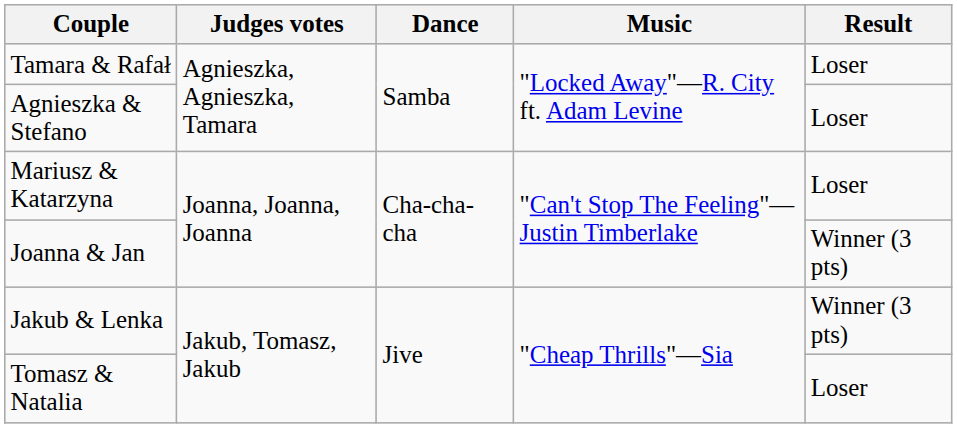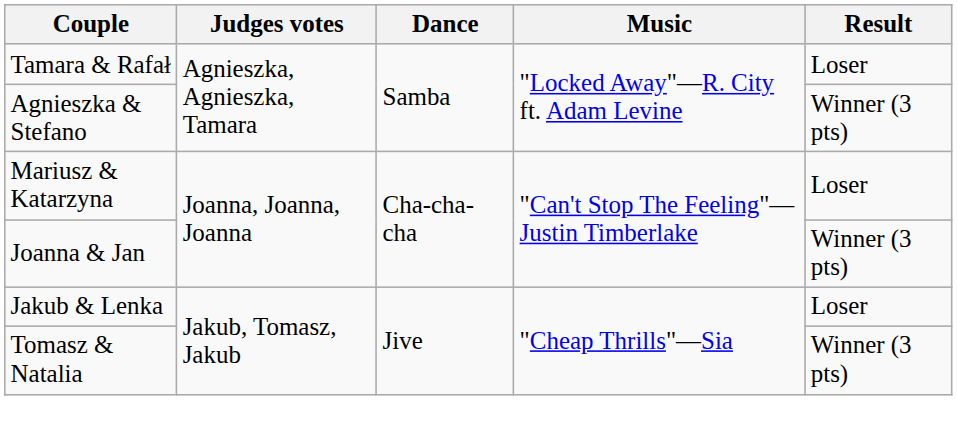(839, 117) Loser -> (861, 117) Winner (3 pts)
(861, 320) Winner (3 pts) -> (839, 306) Loser
(839, 388) Loser -> (861, 360) Winner (3 pts)
